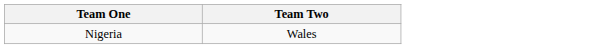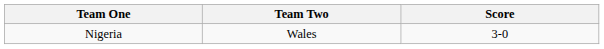+ column: (500, 14)
